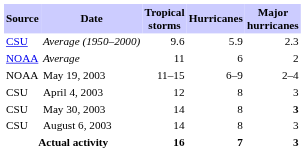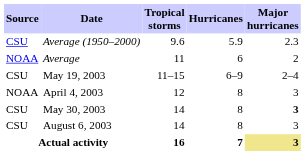(22, 75) NOAA -> (17, 75) CSU
(17, 92) CSU -> (22, 92) NOAA
(296, 142) no background -> (296, 142) khaki background
